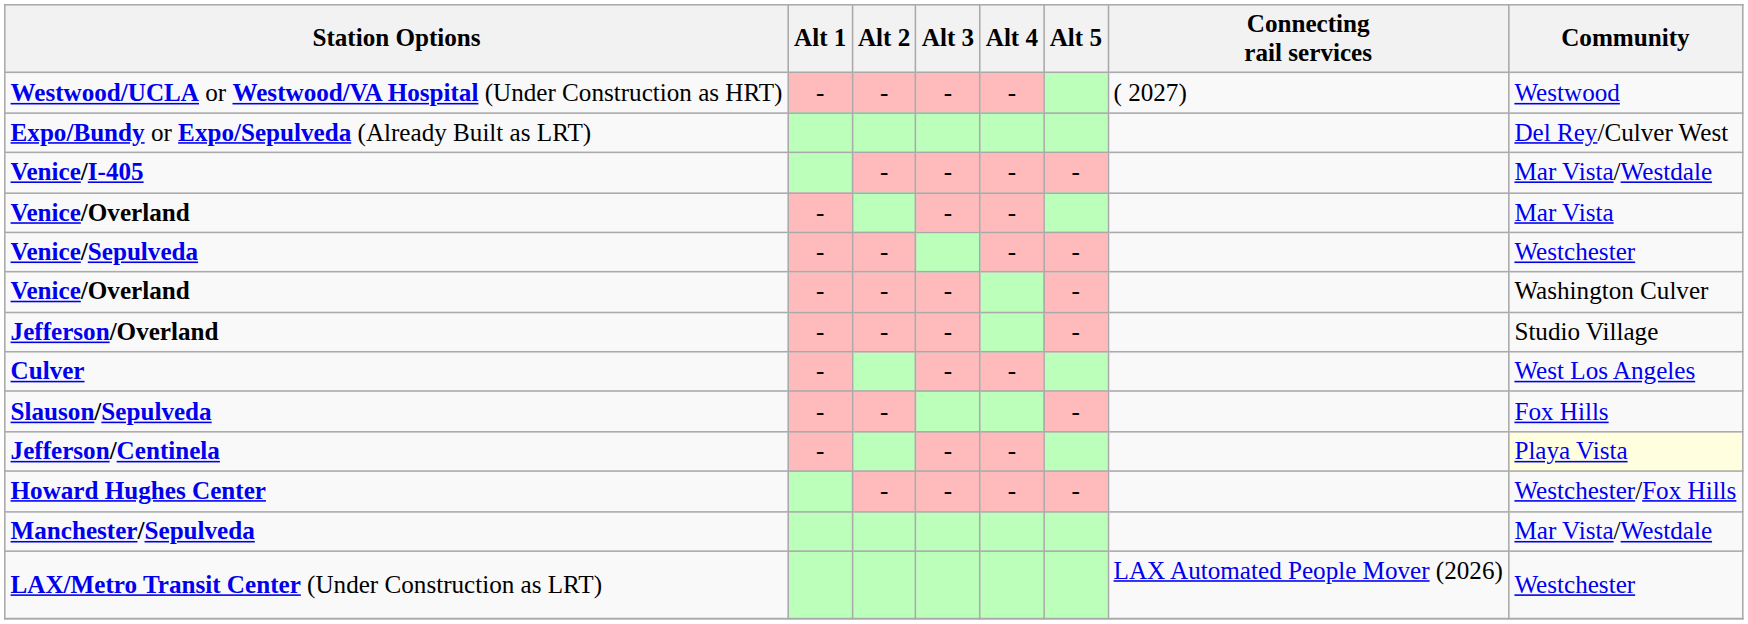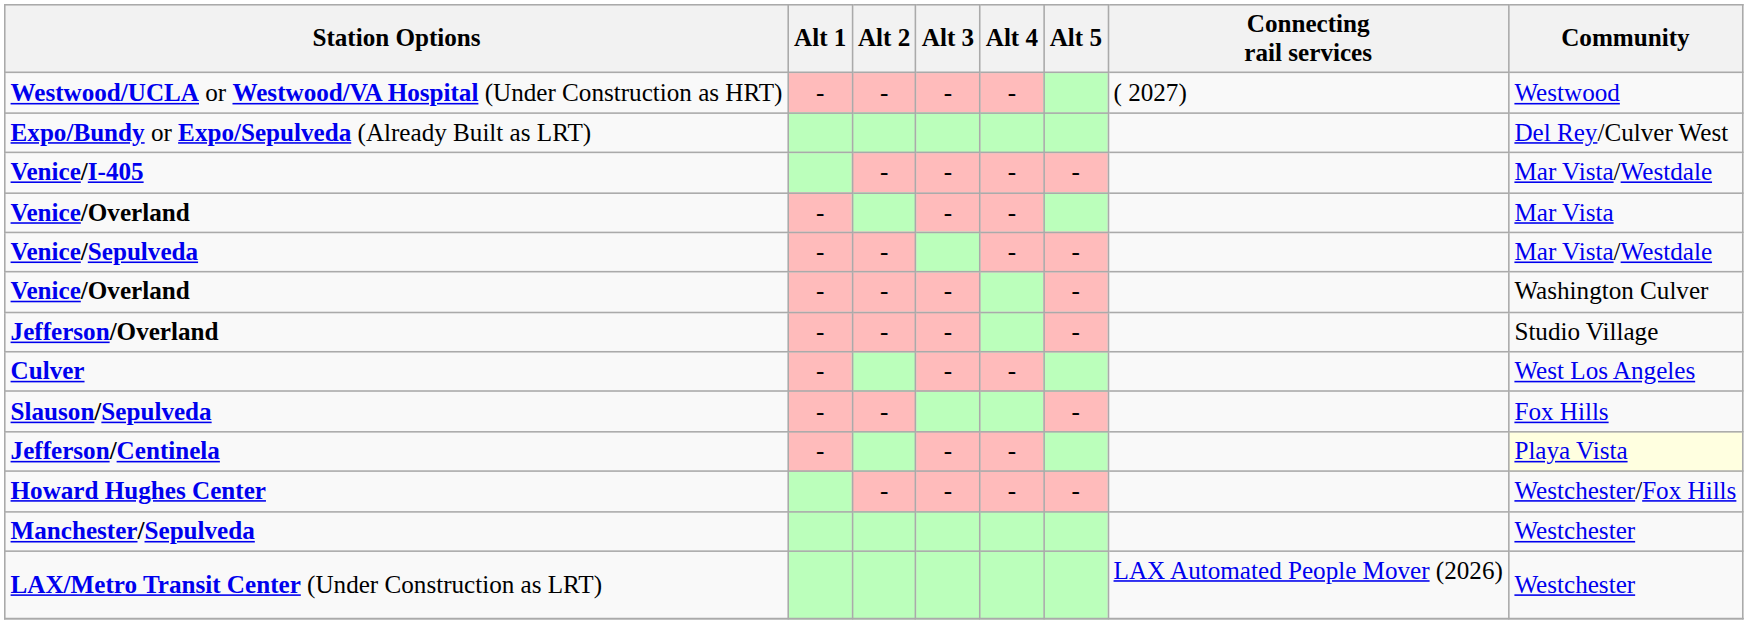(1575, 251) Westchester -> (1613, 251) Mar Vista/Westdale
(1613, 530) Mar Vista/Westdale -> (1575, 530) Westchester
